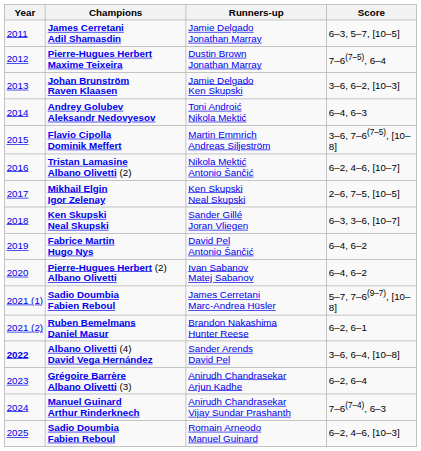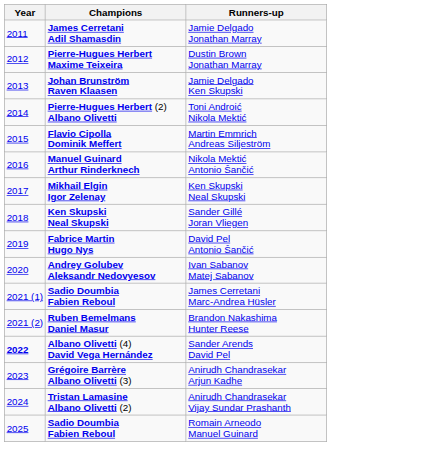- column: (371, 12)
(102, 112) Andrey Golubev Aleksandr Nedovyesov -> (107, 112) Pierre-Hugues Herbert (2) Albano Olivetti
(90, 168) Tristan Lamasine Albano Olivetti (2) -> (94, 165) Manuel Guinard Arthur Rinderknech
(107, 273) Pierre-Hugues Herbert (2) Albano Olivetti -> (102, 271) Andrey Golubev Aleksandr Nedovyesov
(94, 407) Manuel Guinard Arthur Rinderknech -> (90, 402) Tristan Lamasine Albano Olivetti (2)
